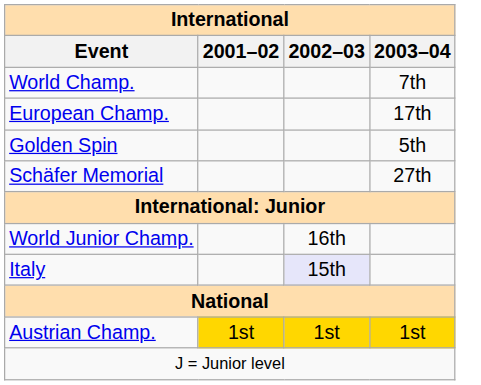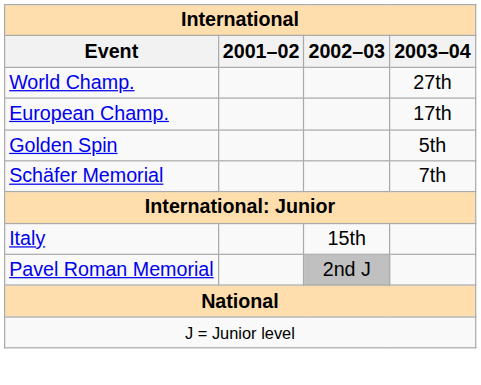(412, 82) 7th -> (432, 82) 27th
(412, 176) 27th -> (432, 176) 7th
- row: (101, 238)
(327, 269) lavender background -> (347, 238) no background
+ row: (111, 269)
- row: (82, 332)
